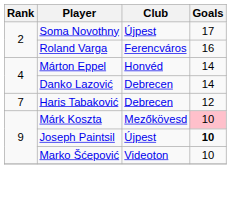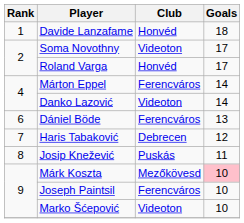+ row: (86, 31)
(140, 31) Újpest -> (160, 48) Videoton
(155, 48) Ferencváros -> (157, 66) Honvéd
(208, 48) 16 -> (222, 66) 17
(144, 66) Honvéd -> (169, 84) Ferencváros
(149, 84) Debrecen -> (160, 102) Videoton
+ row: (70, 119)
+ row: (77, 155)
(140, 137) Újpest -> (169, 191) Ferencváros
(208, 137) bold -> (222, 191) normal
